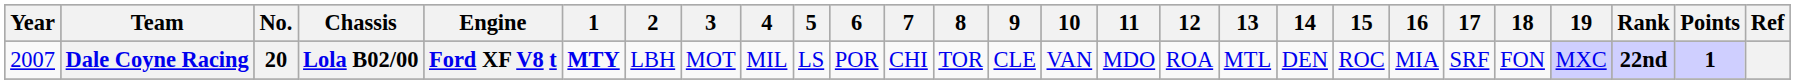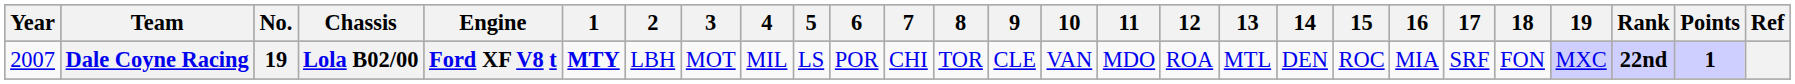(276, 59) 20 -> (276, 59) 19
